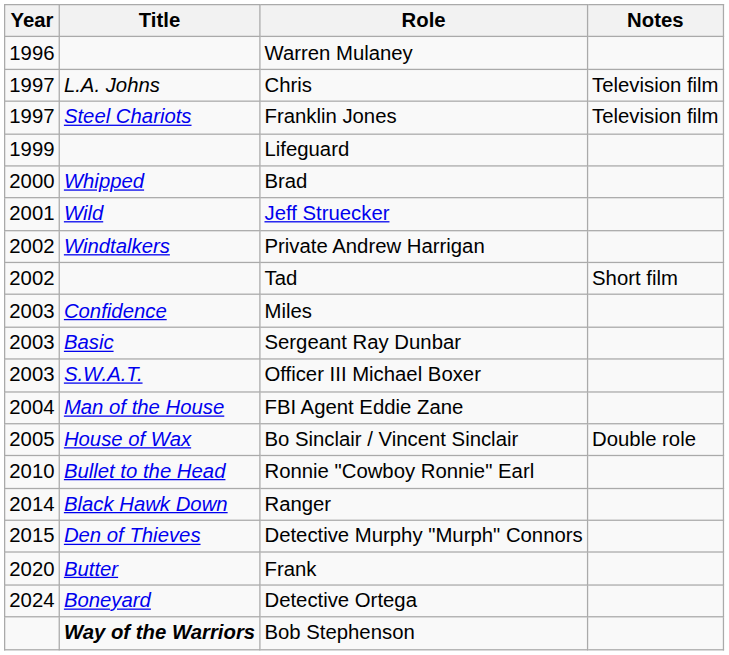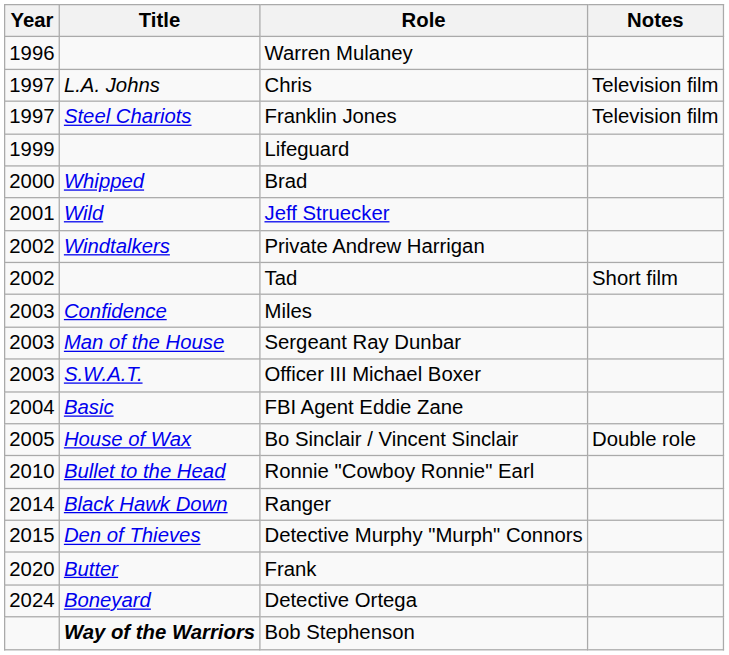(89, 342) Basic -> (144, 342) Man of the House
(144, 407) Man of the House -> (89, 407) Basic
